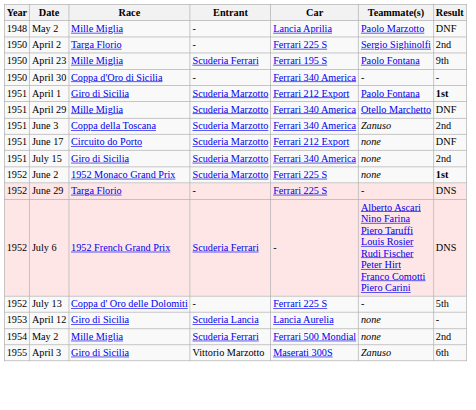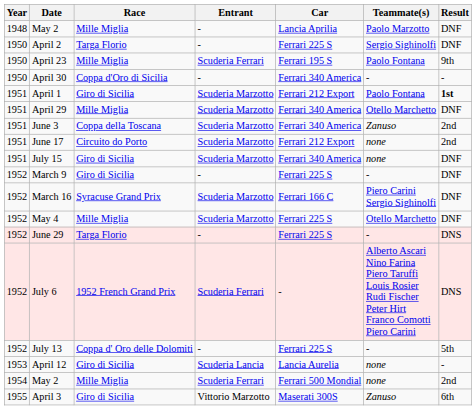(444, 45) 2nd -> (451, 45) DNF
(446, 142) DNF -> (449, 142) 2nd
(444, 158) 2nd -> (451, 158) DNF
+ row: (17, 175)
+ row: (17, 197)
+ row: (17, 219)
- row: (17, 175)
